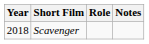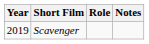(18, 30) 2018 -> (18, 30) 2019
